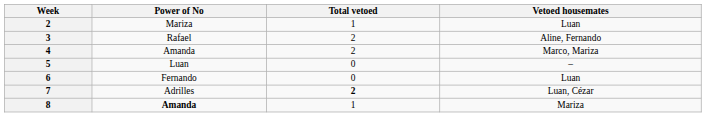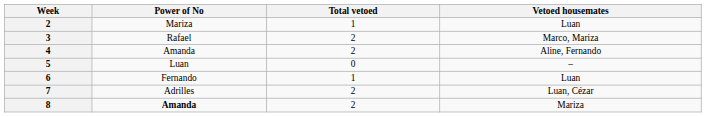(571, 37) Aline, Fernando -> (571, 37) Marco, Mariza
(571, 51) Marco, Mariza -> (571, 51) Aline, Fernando
(353, 78) 0 -> (353, 78) 1
(353, 91) bold -> (353, 91) normal
(353, 105) 1 -> (353, 105) 2
